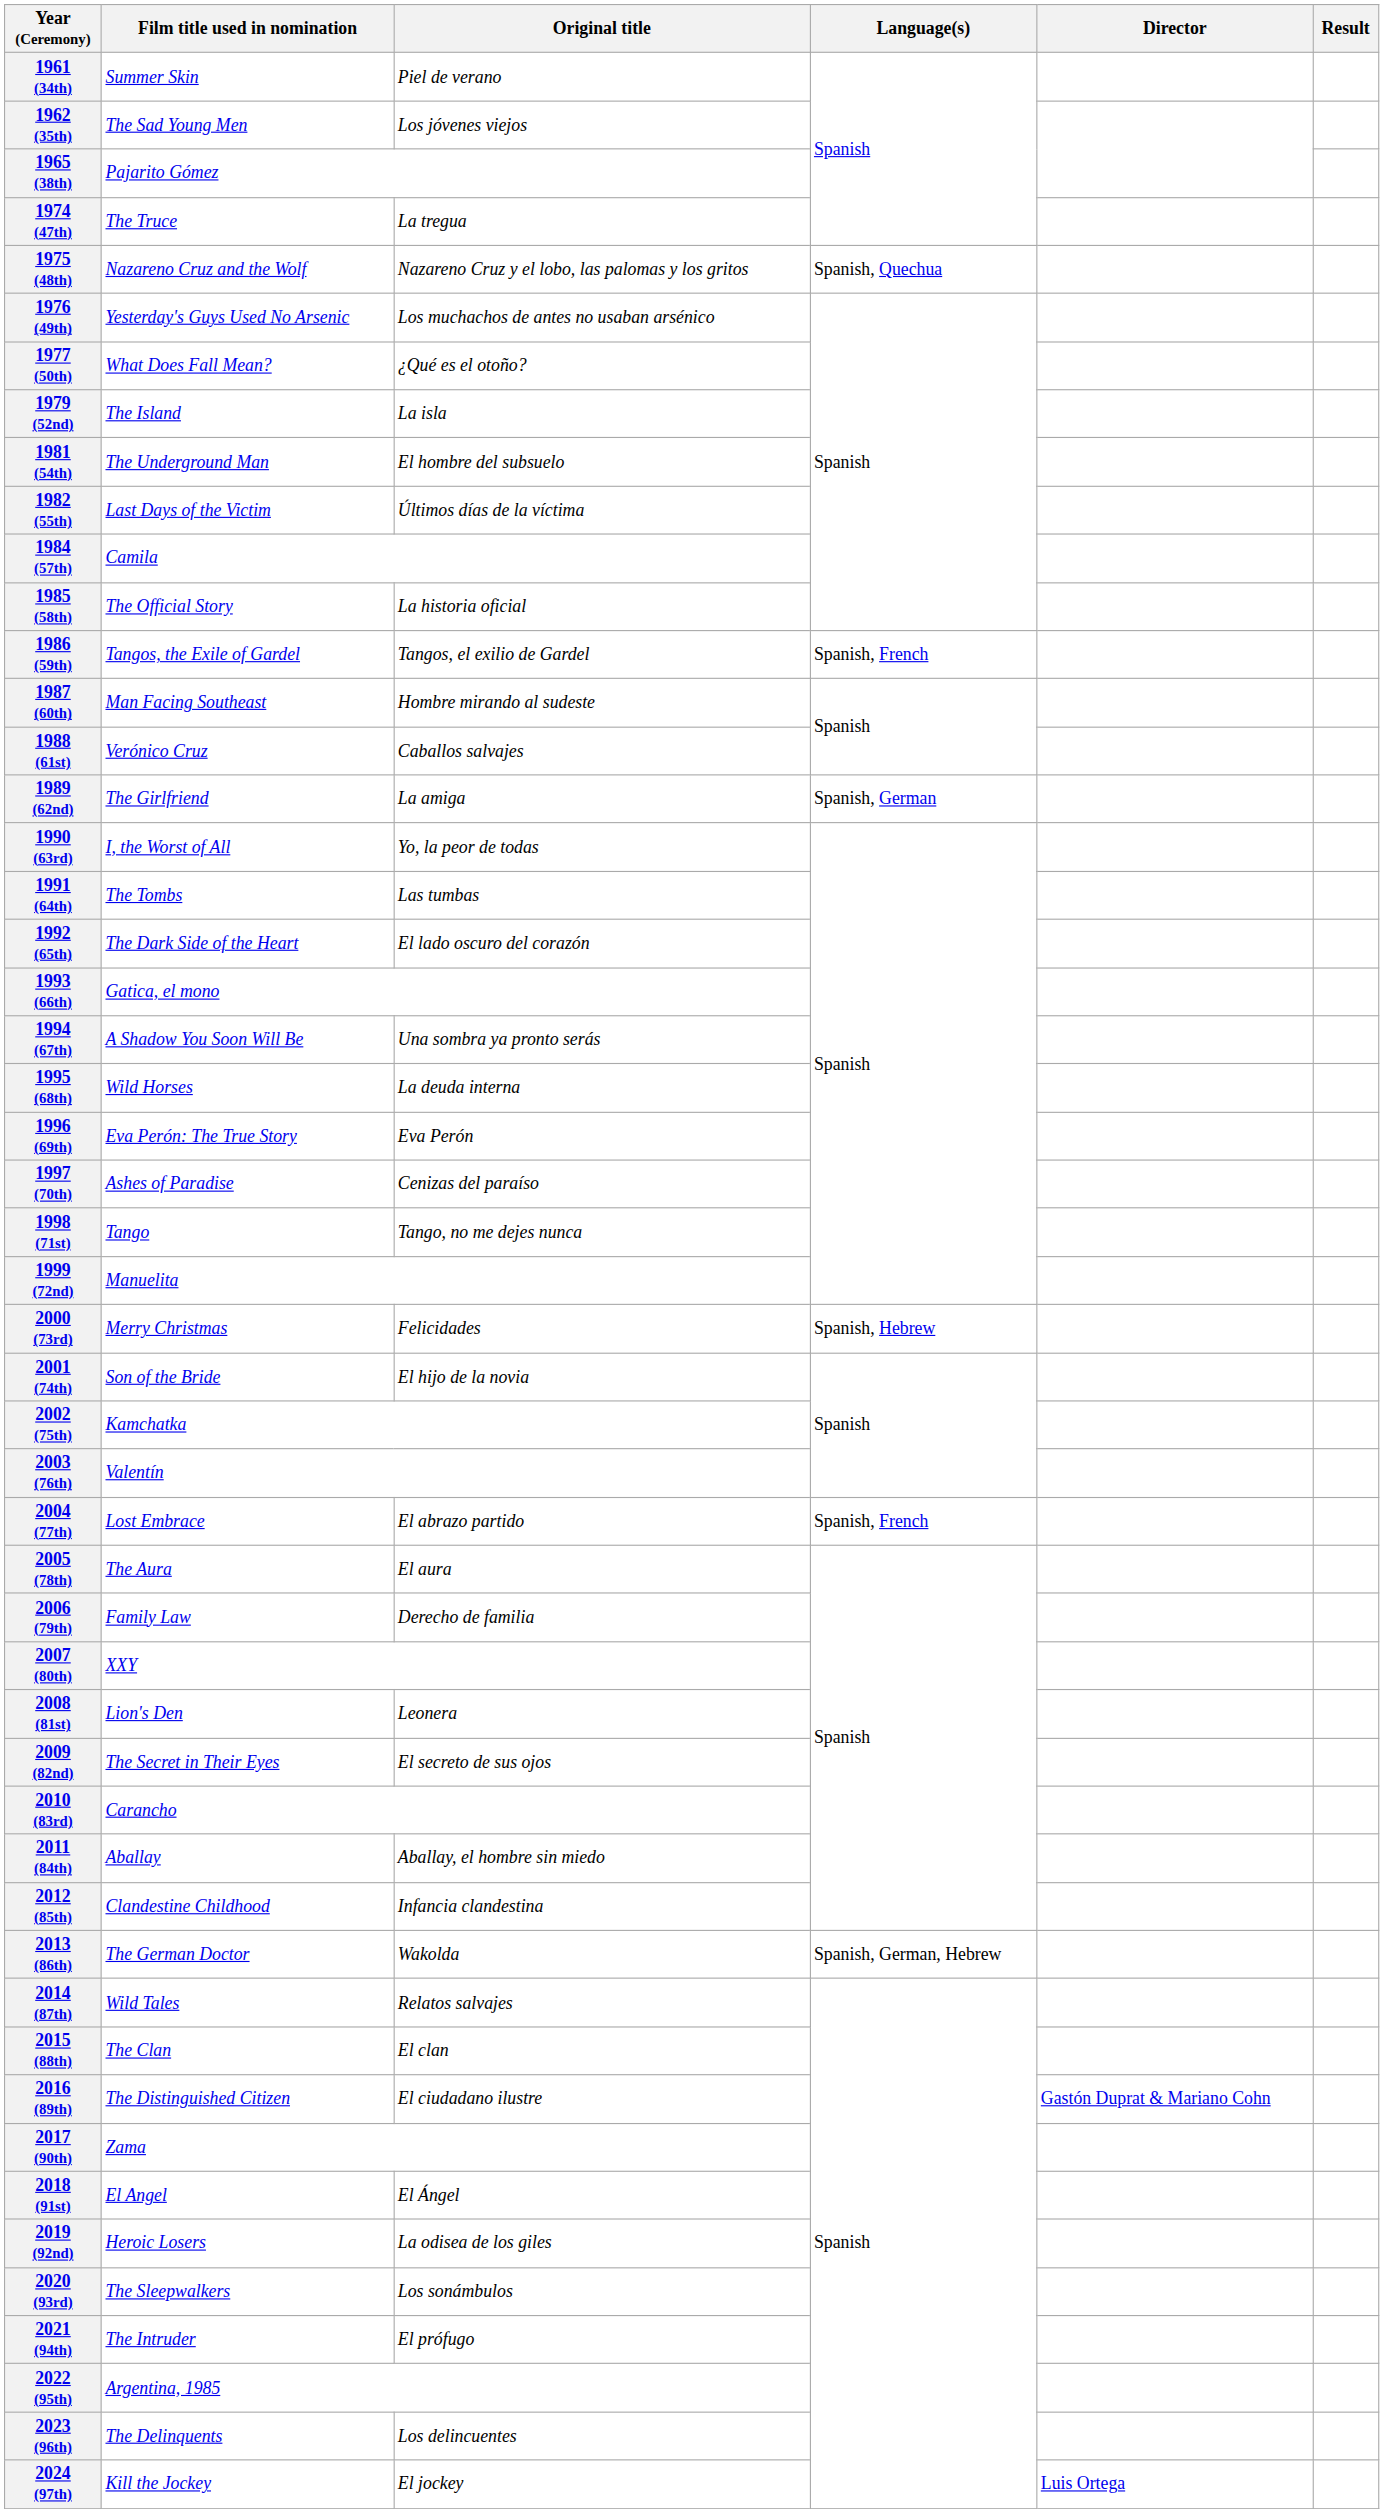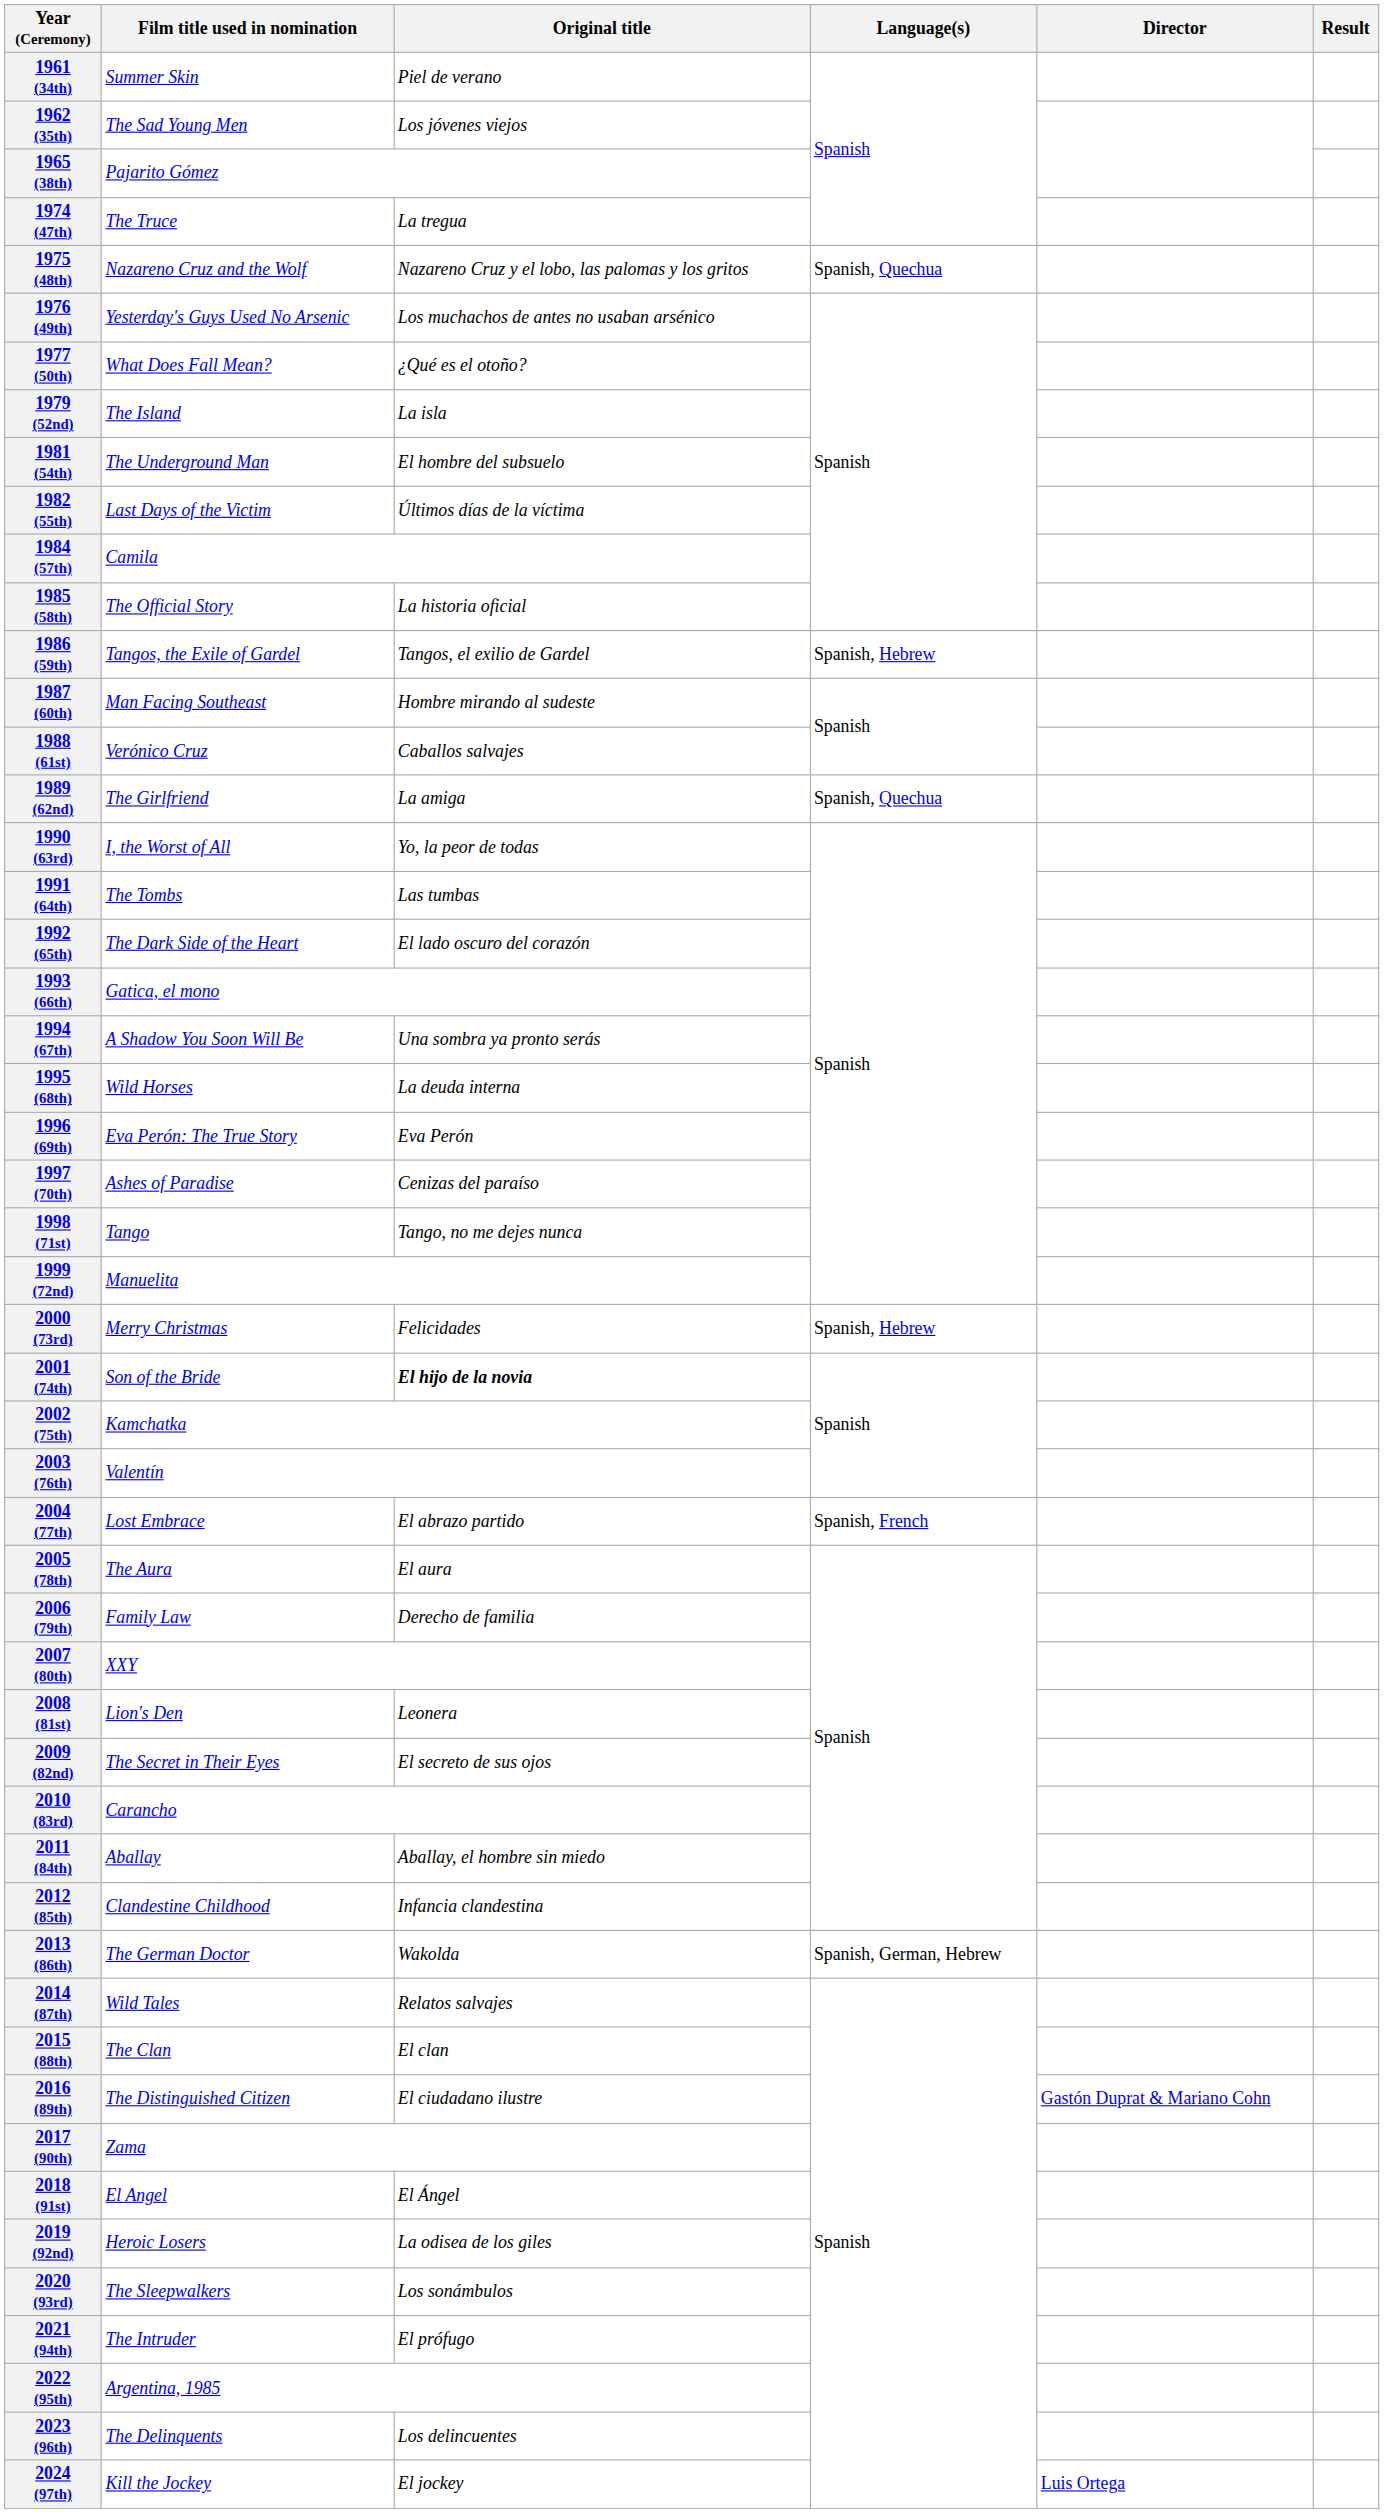(871, 654) Spanish, French -> (875, 654) Spanish, Hebrew
(875, 798) Spanish, German -> (878, 798) Spanish, Quechua
(463, 1376) normal -> (465, 1376) bold
